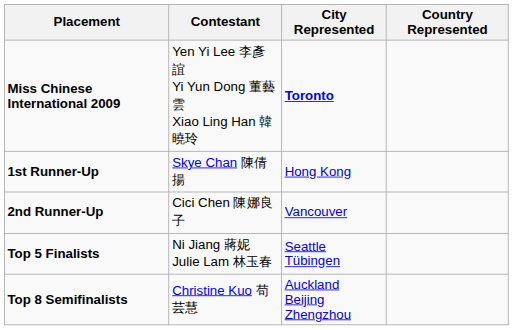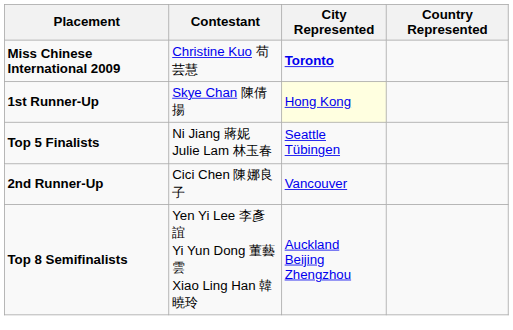(224, 95) Yen Yi Lee 李彥誼 Yi Yun Dong 董藝雲 Xiao Ling Han 韓曉玲 -> (221, 60) Christine Kuo 苟芸慧
(318, 171) no background -> (318, 101) lightyellow background
rows swapped: (55, 212) <-> (53, 253)
(221, 299) Christine Kuo 苟芸慧 -> (224, 259) Yen Yi Lee 李彥誼 Yi Yun Dong 董藝雲 Xiao Ling Han 韓曉玲
